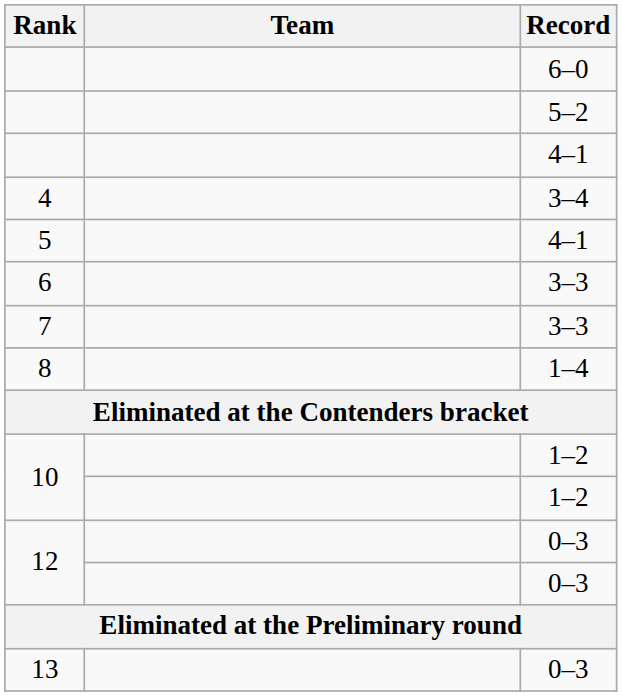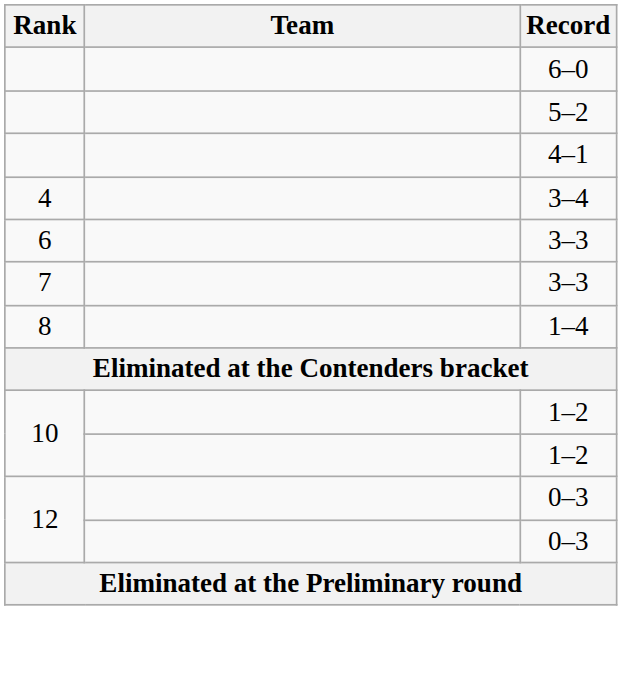- row: (45, 240)
- row: (45, 669)
